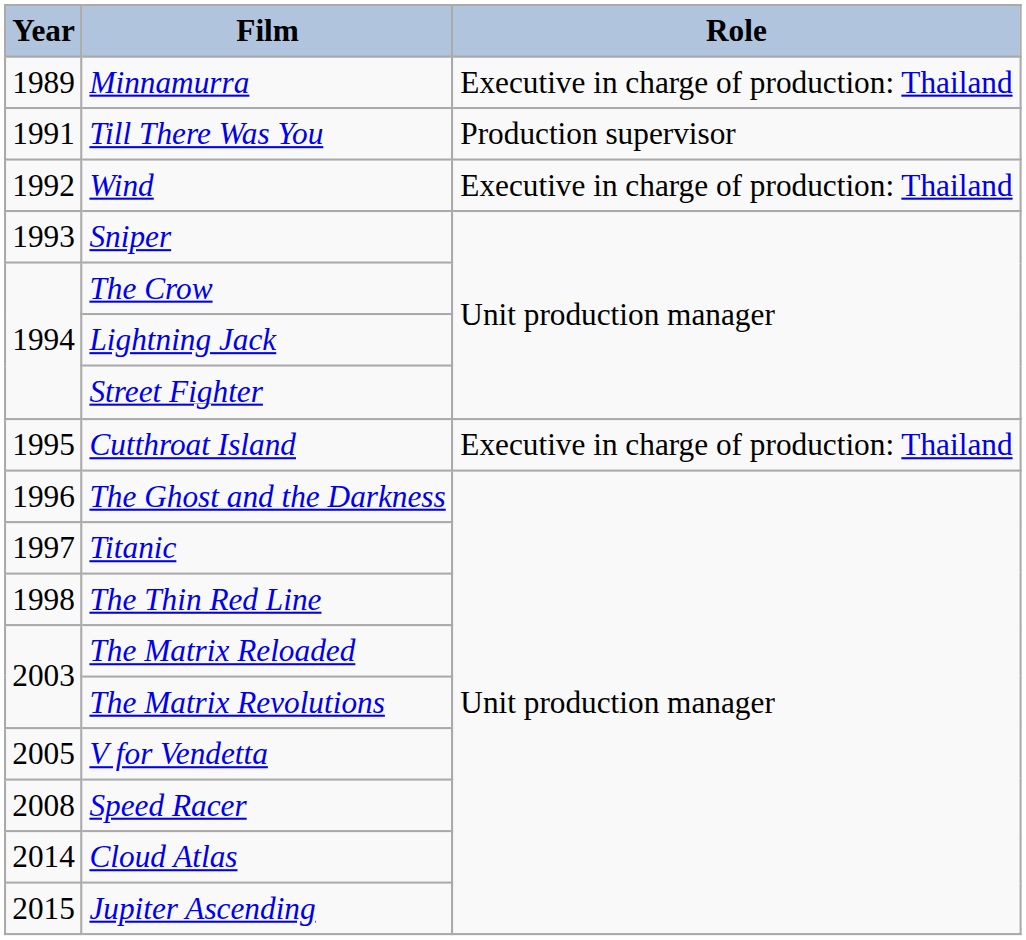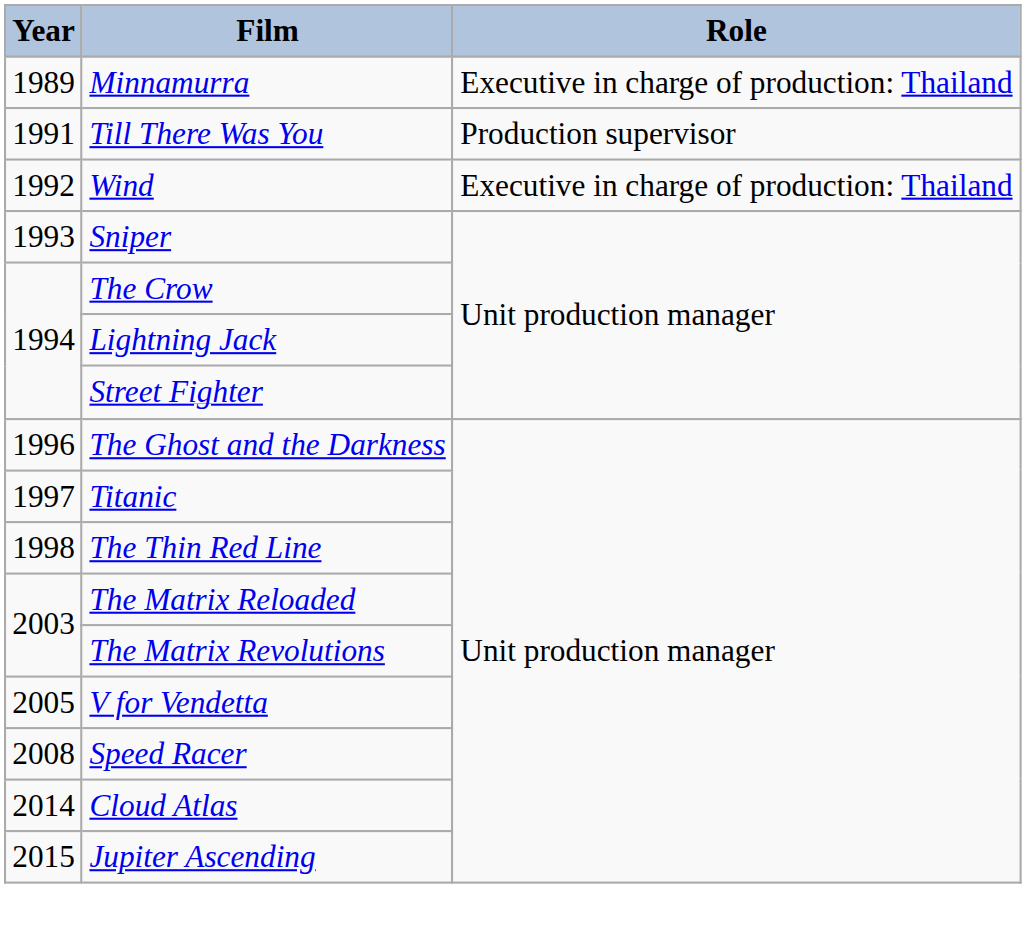- row: (193, 443)
